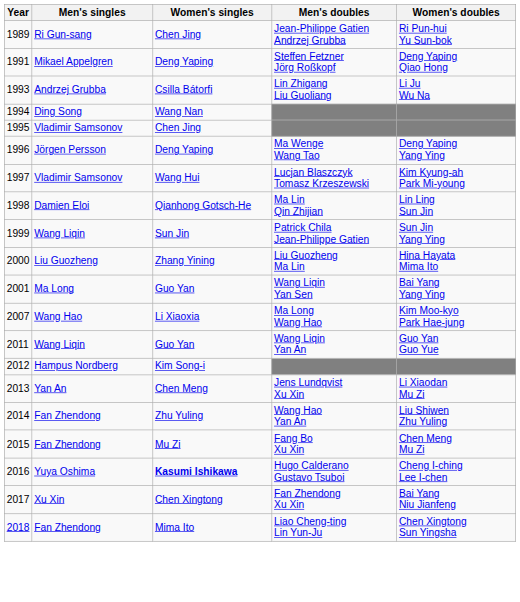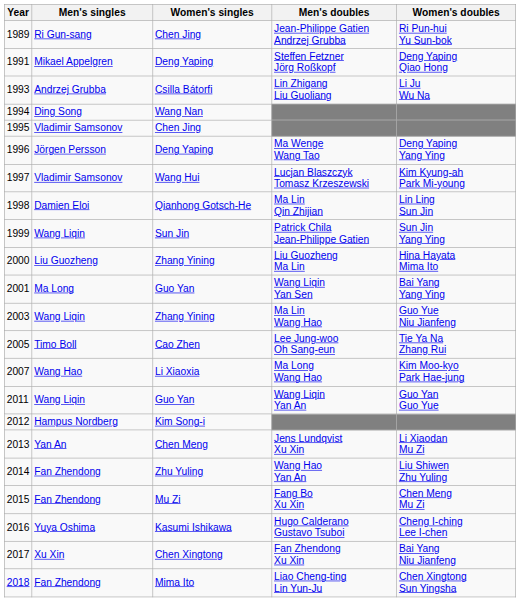+ row: (18, 316)
+ row: (18, 344)
(196, 471) bold -> (193, 527) normal
